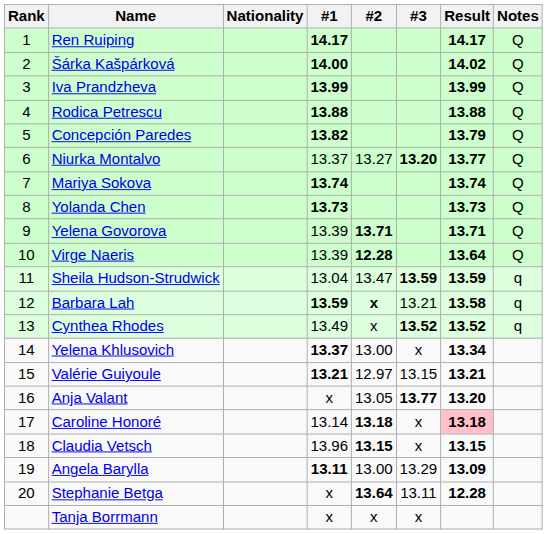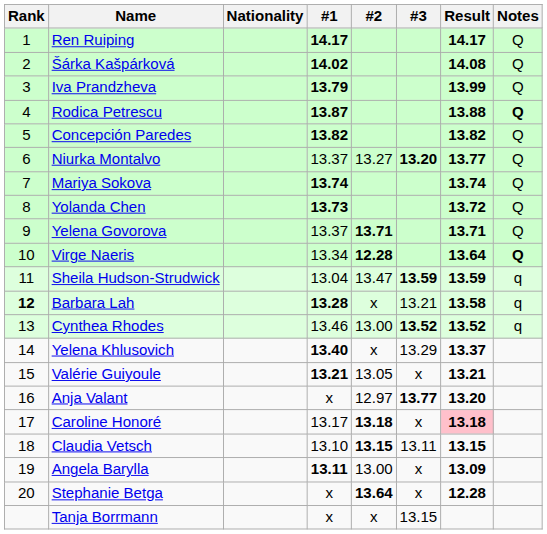(329, 64) 14.00 -> (329, 64) 14.02
(467, 64) 14.02 -> (467, 64) 14.08
(329, 87) 13.99 -> (329, 87) 13.79
(329, 111) 13.88 -> (329, 111) 13.87
(518, 111) normal -> (518, 111) bold
(467, 135) 13.79 -> (467, 135) 13.82
(467, 207) 13.73 -> (467, 207) 13.72
(329, 231) 13.39 -> (329, 231) 13.37
(329, 254) 13.39 -> (329, 254) 13.34
(518, 254) normal -> (518, 254) bold
(26, 302) normal -> (26, 302) bold
(329, 302) 13.59 -> (329, 302) 13.28
(374, 302) bold -> (374, 302) normal
(329, 326) 13.49 -> (329, 326) 13.46
(374, 326) x -> (374, 326) 13.00
(329, 350) 13.37 -> (329, 350) 13.40
(374, 350) 13.00 -> (374, 350) x
(418, 350) x -> (418, 350) 13.29
(467, 350) 13.34 -> (467, 350) 13.37
(374, 374) 12.97 -> (374, 374) 13.05
(418, 374) 13.15 -> (418, 374) x
(374, 398) 13.05 -> (374, 398) 12.97
(329, 421) 13.14 -> (329, 421) 13.17
(329, 445) 13.96 -> (329, 445) 13.10
(418, 445) x -> (418, 445) 13.11
(418, 469) 13.29 -> (418, 469) x
(418, 493) 13.11 -> (418, 493) x
(418, 517) x -> (418, 517) 13.15
